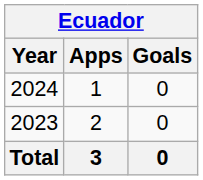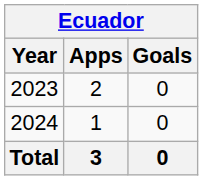rows swapped: (34, 123) <-> (34, 89)
